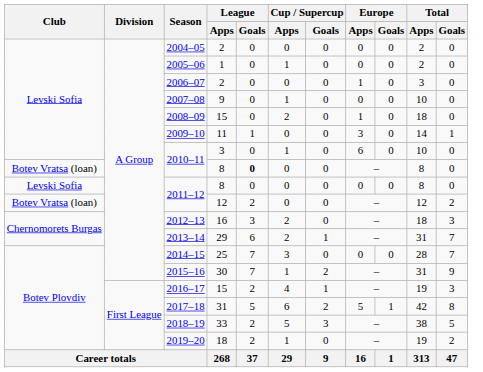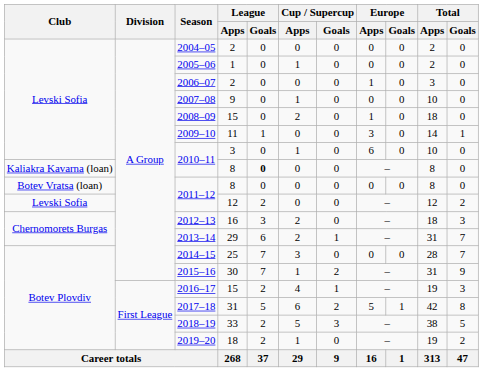(54, 168) Botev Vratsa (loan) -> (60, 168) Kaliakra Kavarna (loan)
(54, 185) Levski Sofia -> (60, 185) Botev Vratsa (loan)
(54, 202) Botev Vratsa (loan) -> (60, 202) Levski Sofia
